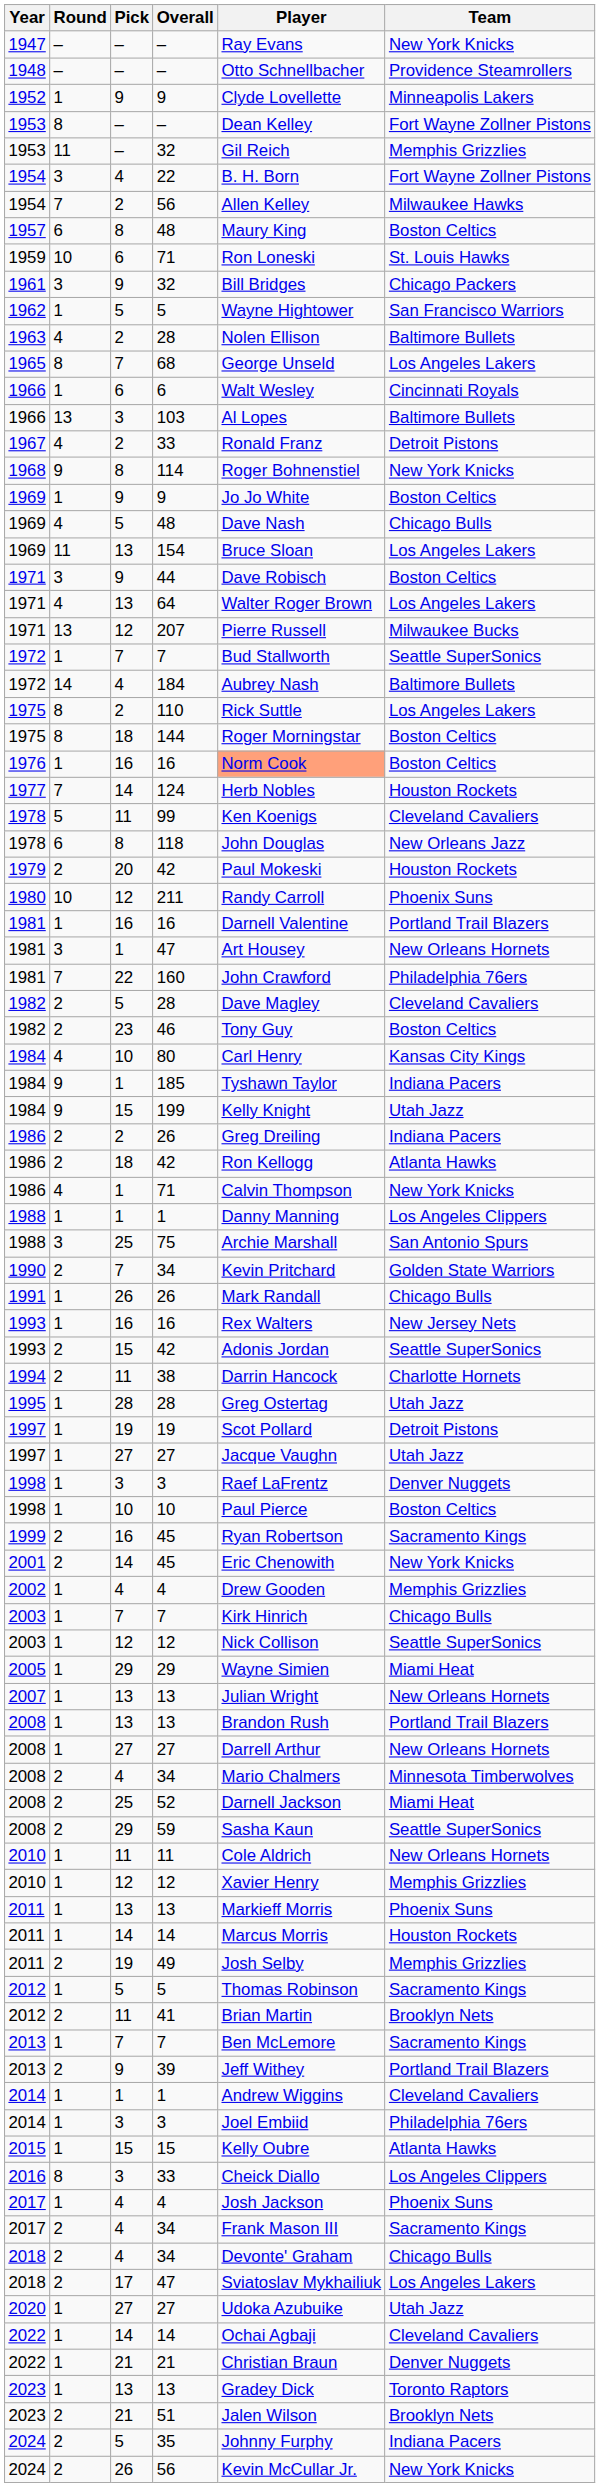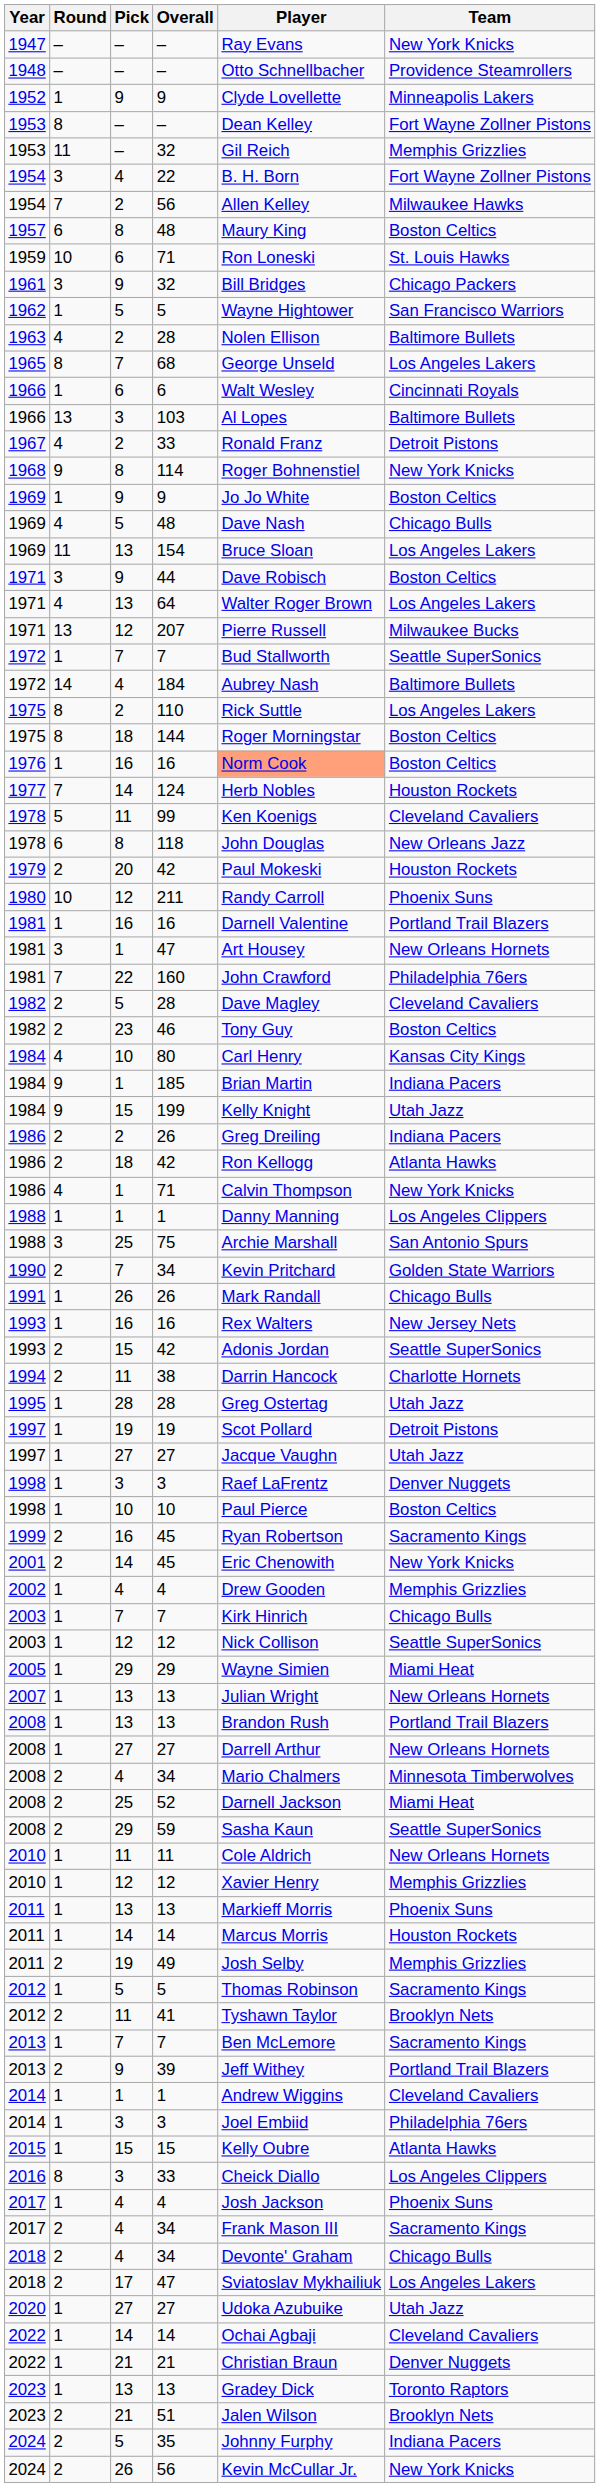(279, 1083) Tyshawn Taylor -> (267, 1083) Brian Martin
(267, 2016) Brian Martin -> (279, 2016) Tyshawn Taylor
